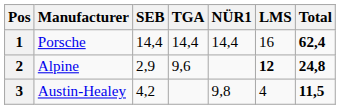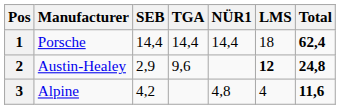(267, 42) 16 -> (267, 42) 18
(58, 67) Alpine -> (82, 67) Austin-Healey
(82, 92) Austin-Healey -> (58, 92) Alpine
(221, 92) 9,8 -> (221, 92) 4,8
(312, 92) 11,5 -> (312, 92) 11,6
